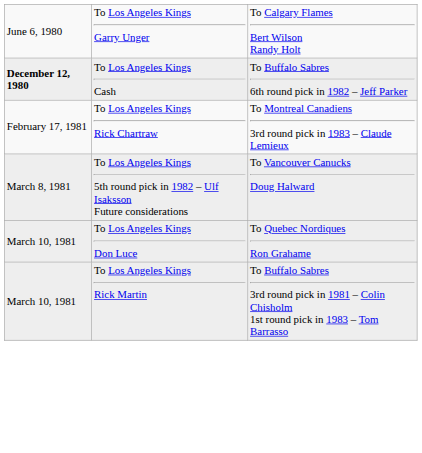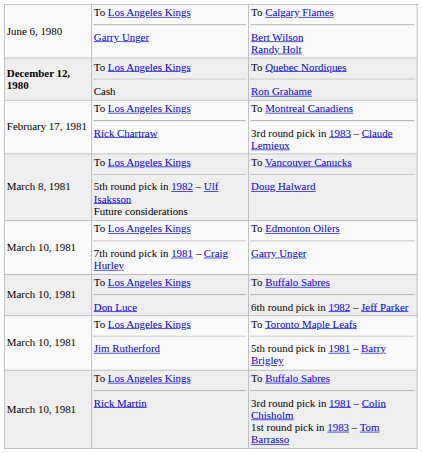(332, 79) To Buffalo Sabres 6th round pick in 1982 – Jeff Parker -> (333, 79) To Quebec Nordiques Ron Grahame
+ row: (170, 247)
(332, 241) To Quebec Nordiques Ron Grahame -> (333, 295) To Buffalo Sabres 6th round pick in 1982 – Jeff Parker
+ row: (170, 336)
